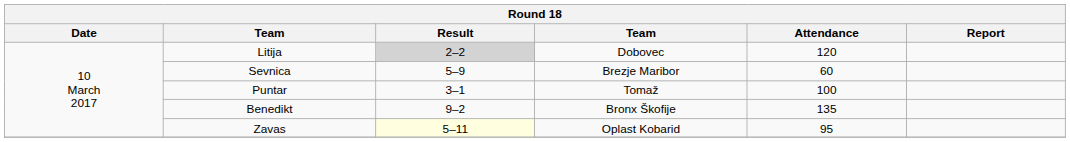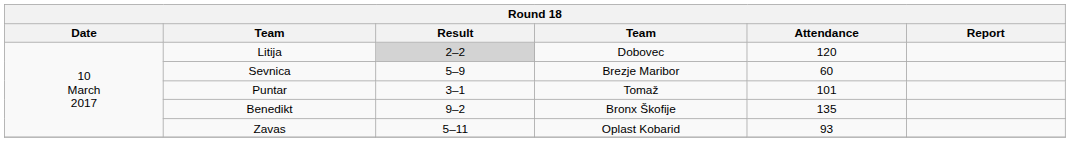(827, 90) 100 -> (827, 90) 101
(455, 128) lightyellow background -> (455, 128) no background
(827, 128) 95 -> (827, 128) 93
